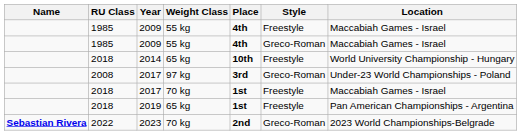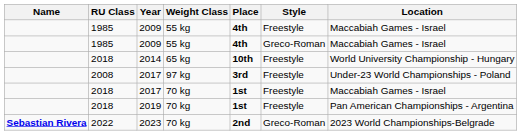(294, 75) Greco-Roman -> (283, 75) Freestyle
(178, 106) 65 kg -> (178, 106) 70 kg
